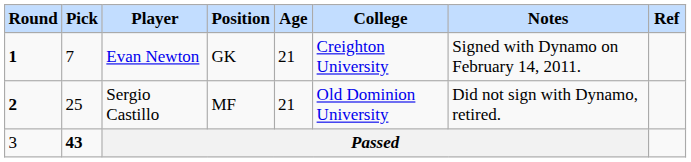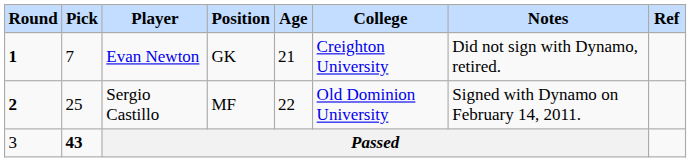(535, 56) Signed with Dynamo on February 14, 2011. -> (545, 56) Did not sign with Dynamo, retired.
(286, 105) 21 -> (286, 105) 22
(545, 105) Did not sign with Dynamo, retired. -> (535, 105) Signed with Dynamo on February 14, 2011.
